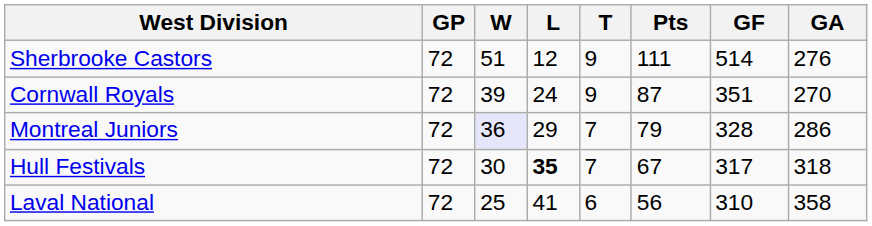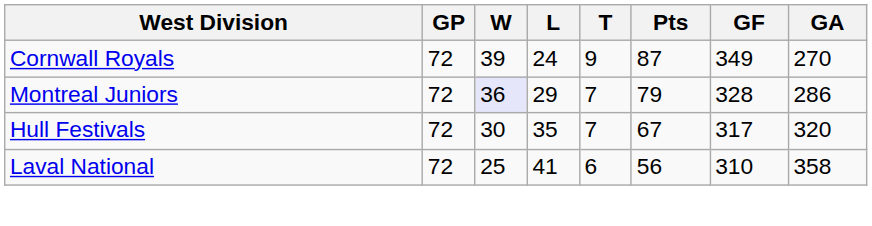- row: (111, 58)
(734, 94) 351 -> (734, 58) 349
(545, 166) bold -> (545, 130) normal
(812, 166) 318 -> (812, 130) 320
